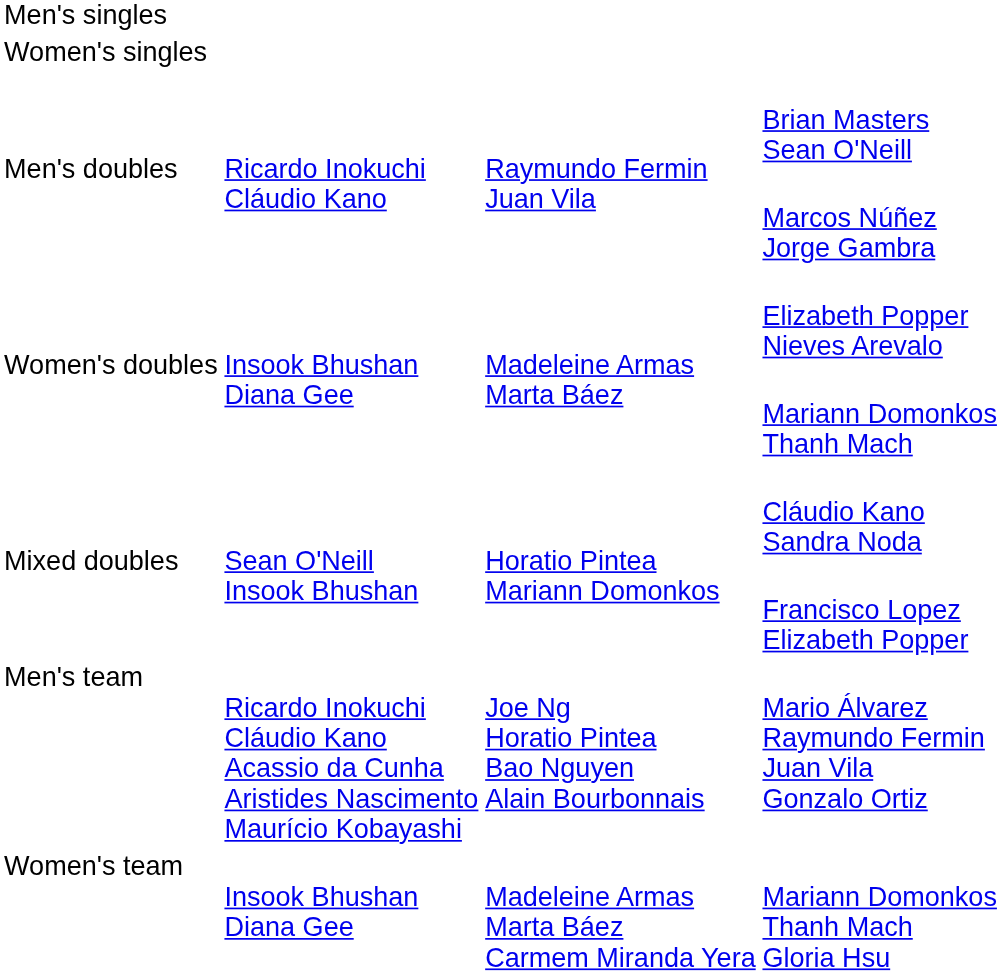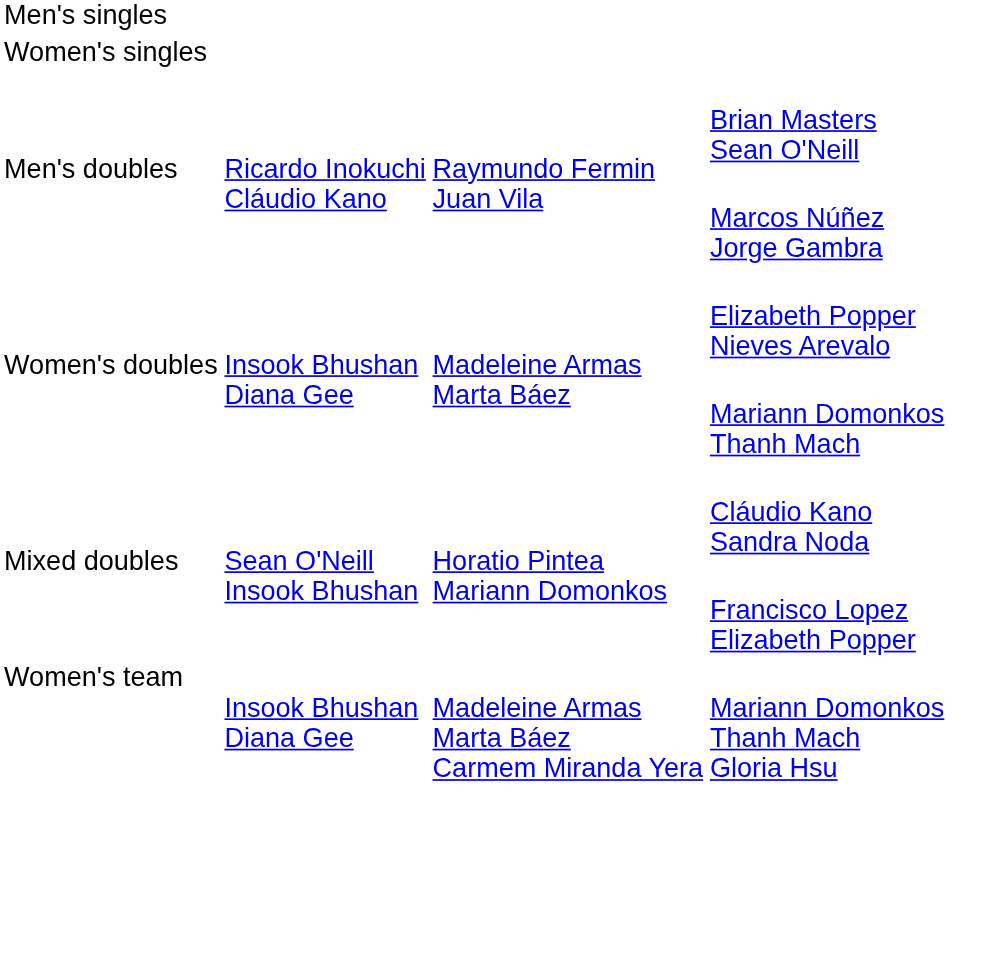- row: (74, 677)
